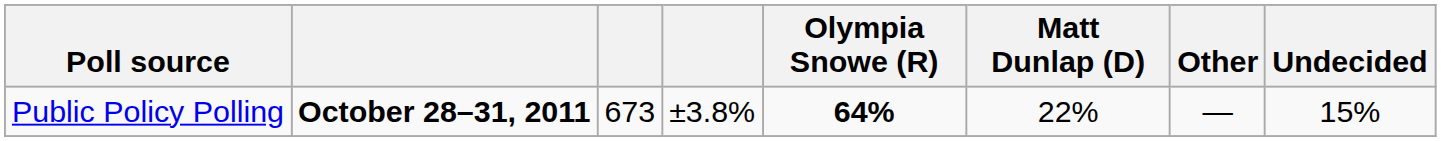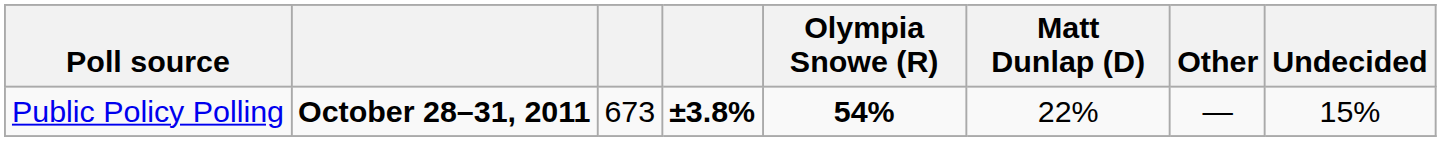(712, 111) normal -> (712, 111) bold
(864, 111) 64% -> (864, 111) 54%
